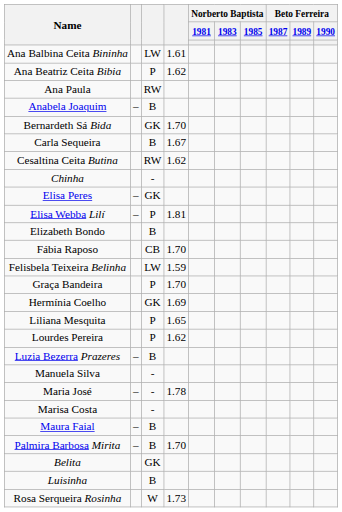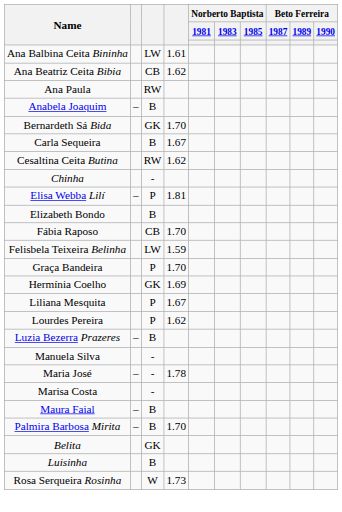(153, 71) P -> (153, 71) CB
- row: (67, 196)
(176, 320) 1.65 -> (176, 302) 1.67
